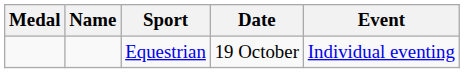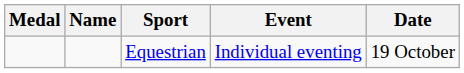columns swapped: (381, 20) <-> (257, 20)
